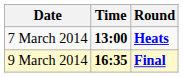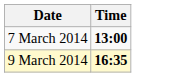- column: (155, 15)
